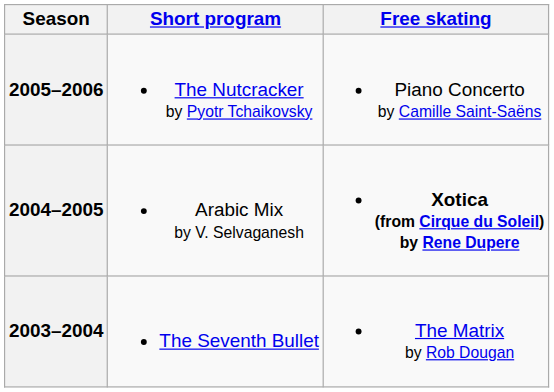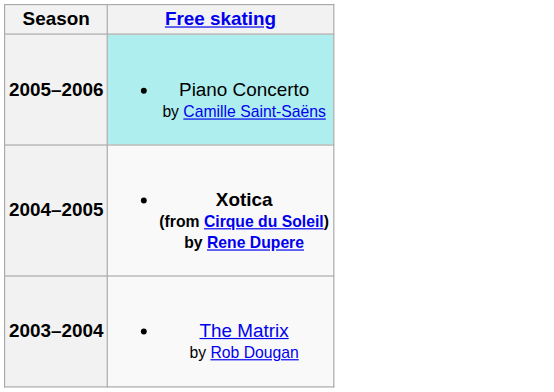- column: (216, 19)
(436, 100) no background -> (221, 100) paleturquoise background
